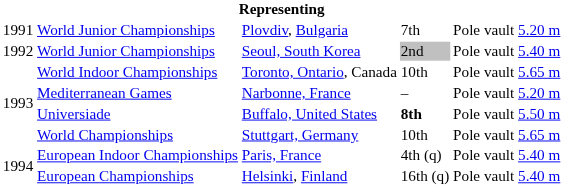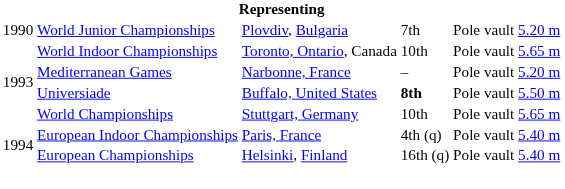(18, 30) 1991 -> (18, 30) 1990
- row: (301, 51)
